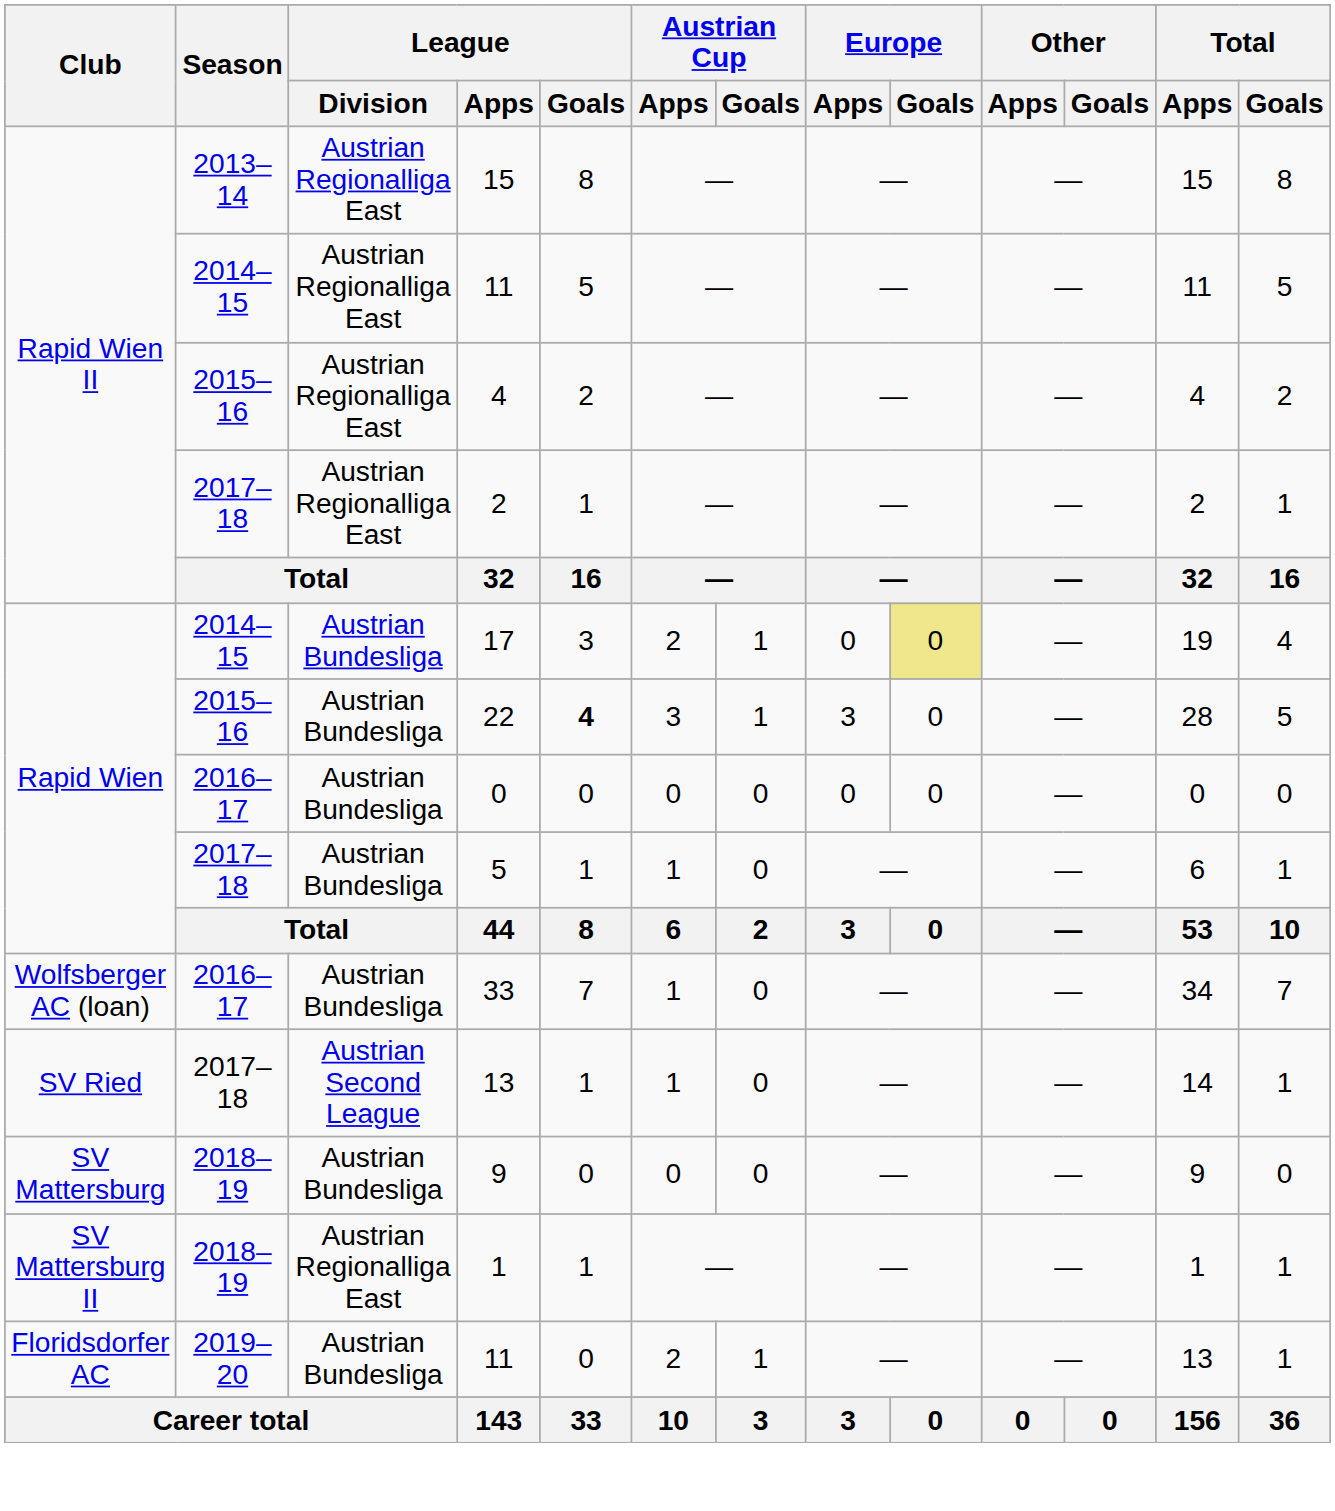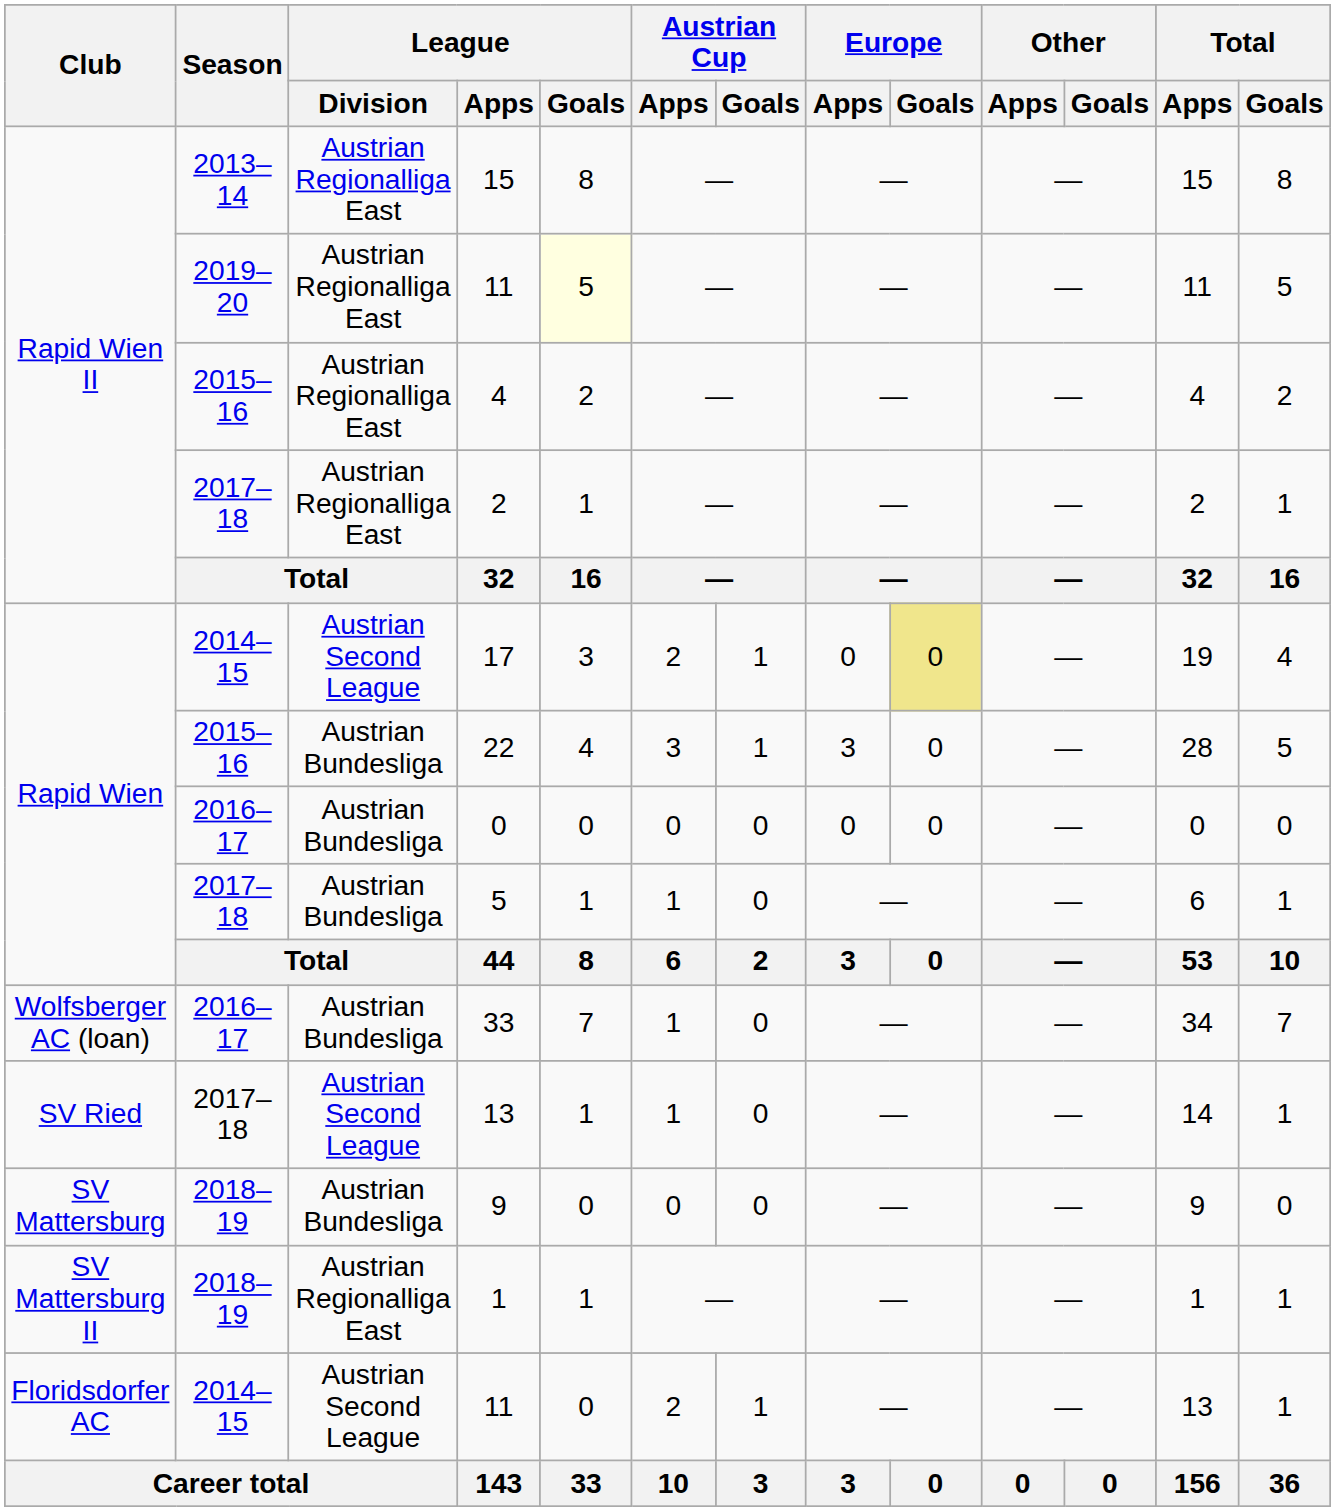(232, 287) 2014–15 -> (232, 287) 2019–20
(586, 287) no background -> (586, 287) lightyellow background
(373, 640) Austrian Bundesliga -> (373, 656) Austrian Second League
(586, 716) bold -> (586, 748) normal
(232, 1359) 2019–20 -> (232, 1406) 2014–15
(373, 1359) Austrian Bundesliga -> (373, 1406) Austrian Second League
